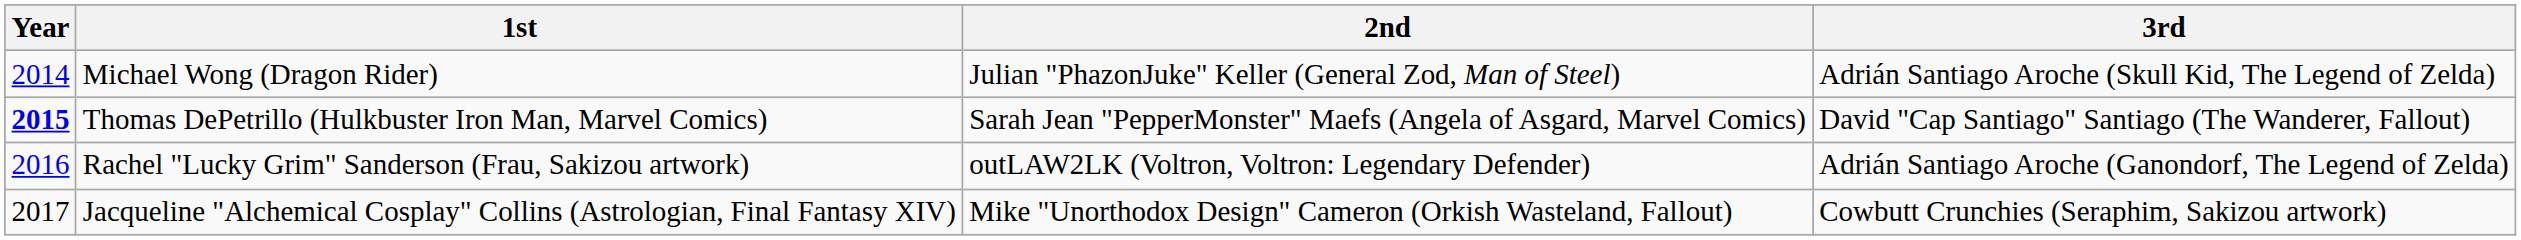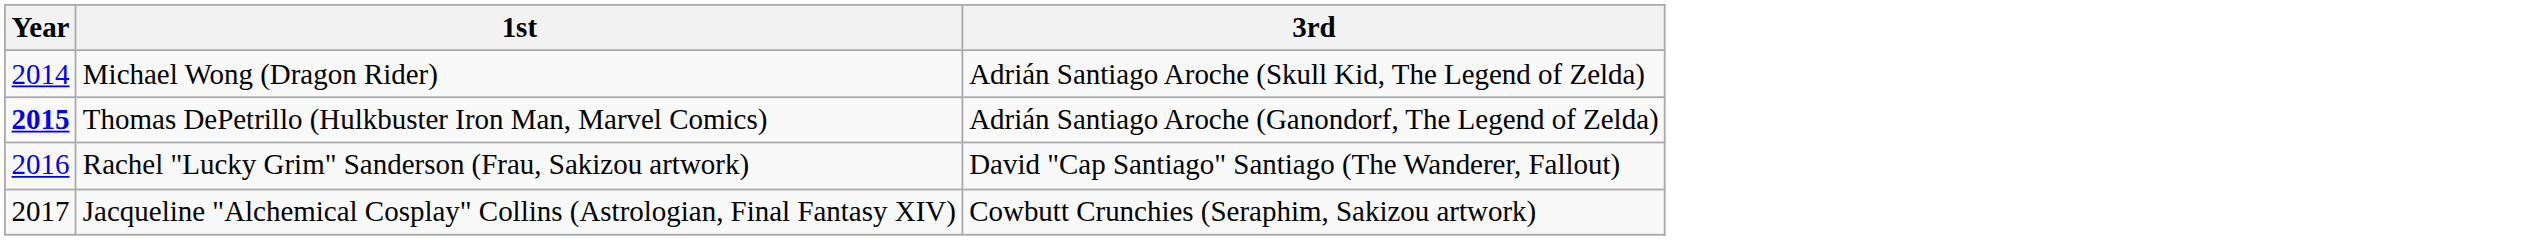- column: (1388, 27)
(2145, 119) David "Cap Santiago" Santiago (The Wanderer, Fallout) -> (1314, 119) Adrián Santiago Aroche (Ganondorf, The Legend of Zelda)
(2164, 165) Adrián Santiago Aroche (Ganondorf, The Legend of Zelda) -> (1295, 165) David "Cap Santiago" Santiago (The Wanderer, Fallout)
